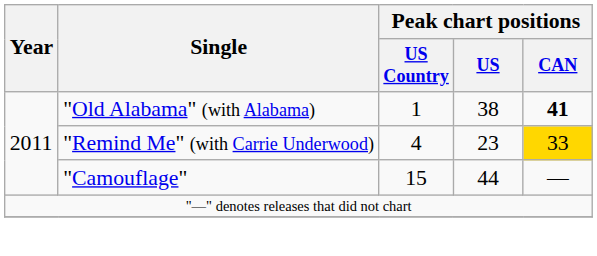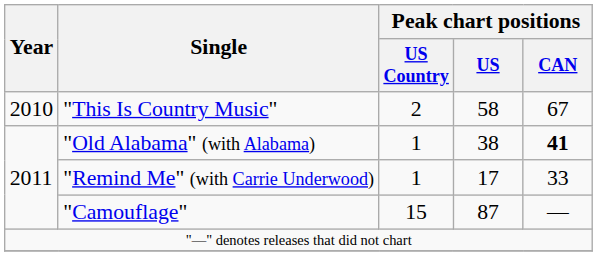+ row: (170, 108)
(416, 142) 4 -> (416, 177) 1
(488, 142) 23 -> (488, 177) 17
(558, 142) gold background -> (558, 177) no background
(488, 177) 44 -> (488, 211) 87
